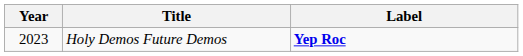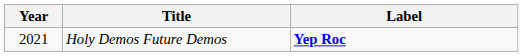(34, 39) 2023 -> (34, 39) 2021
